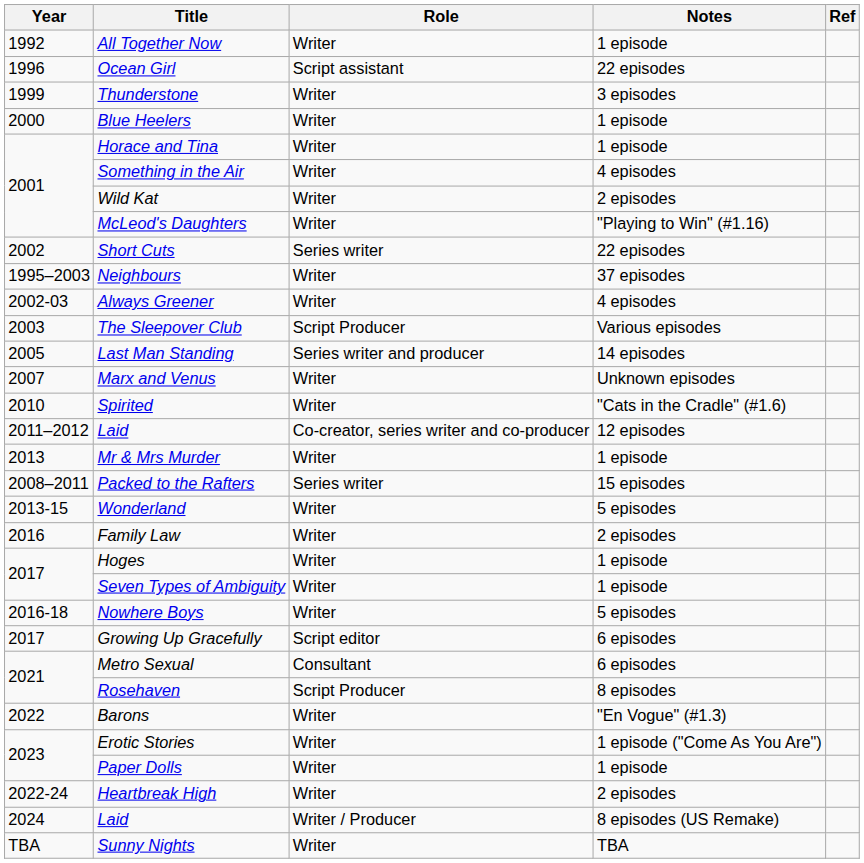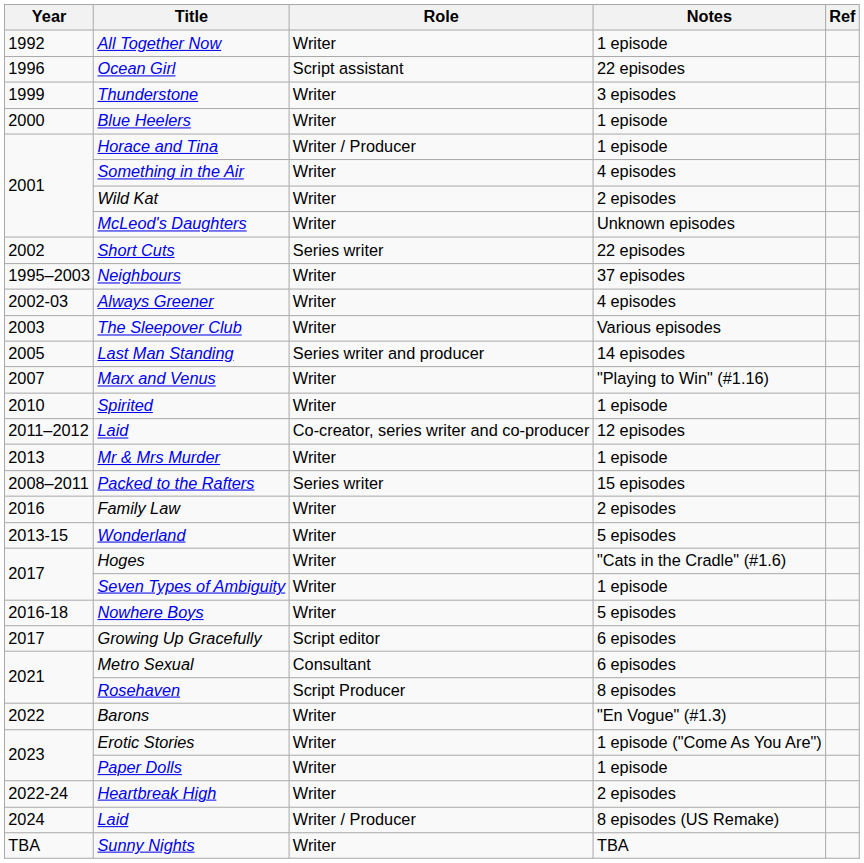(314, 146) Writer -> (354, 146) Writer / Producer
(683, 224) "Playing to Win" (#1.16) -> (666, 224) Unknown episodes
(349, 328) Script Producer -> (314, 328) Writer
(666, 379) Unknown episodes -> (683, 379) "Playing to Win" (#1.16)
(692, 405) "Cats in the Cradle" (#1.6) -> (632, 405) 1 episode
rows swapped: (38, 509) <-> (26, 535)
(632, 560) 1 episode -> (692, 560) "Cats in the Cradle" (#1.6)
